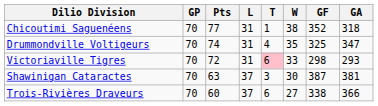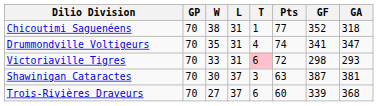columns swapped: (295, 12) <-> (222, 12)
(317, 45) 325 -> (317, 45) 341
(317, 93) 338 -> (317, 93) 339
(351, 93) 366 -> (351, 93) 368
